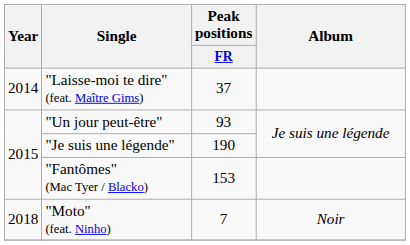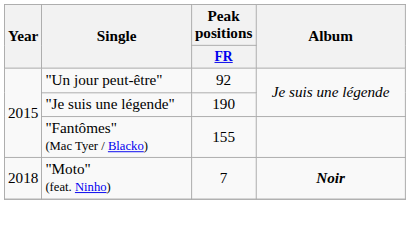- row: (106, 88)
(224, 121) 93 -> (224, 80) 92
(224, 178) 153 -> (224, 137) 155
(331, 219) normal -> (331, 178) bold
